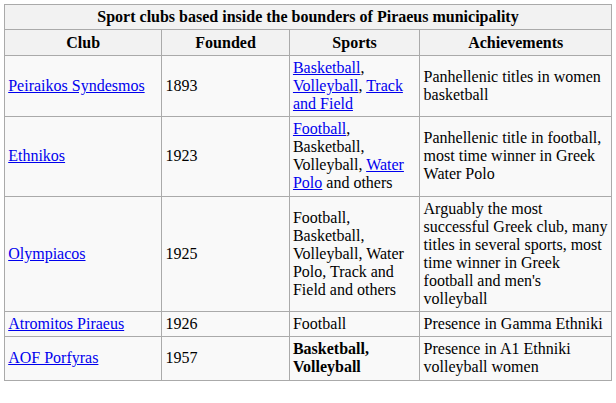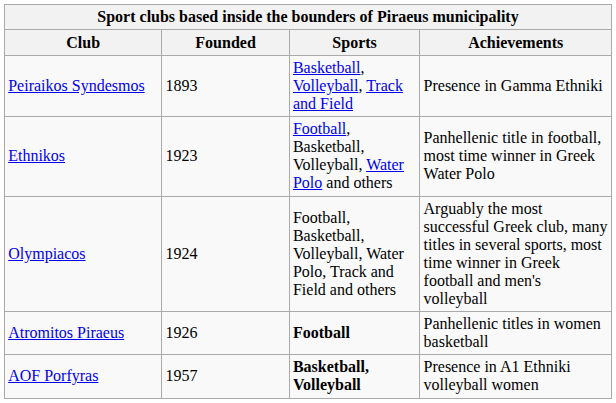(512, 85) Panhellenic titles in women basketball -> (513, 85) Presence in Gamma Ethniki
(182, 253) 1925 -> (182, 253) 1924
(320, 324) normal -> (321, 333) bold
(513, 324) Presence in Gamma Ethniki -> (512, 333) Panhellenic titles in women basketball
